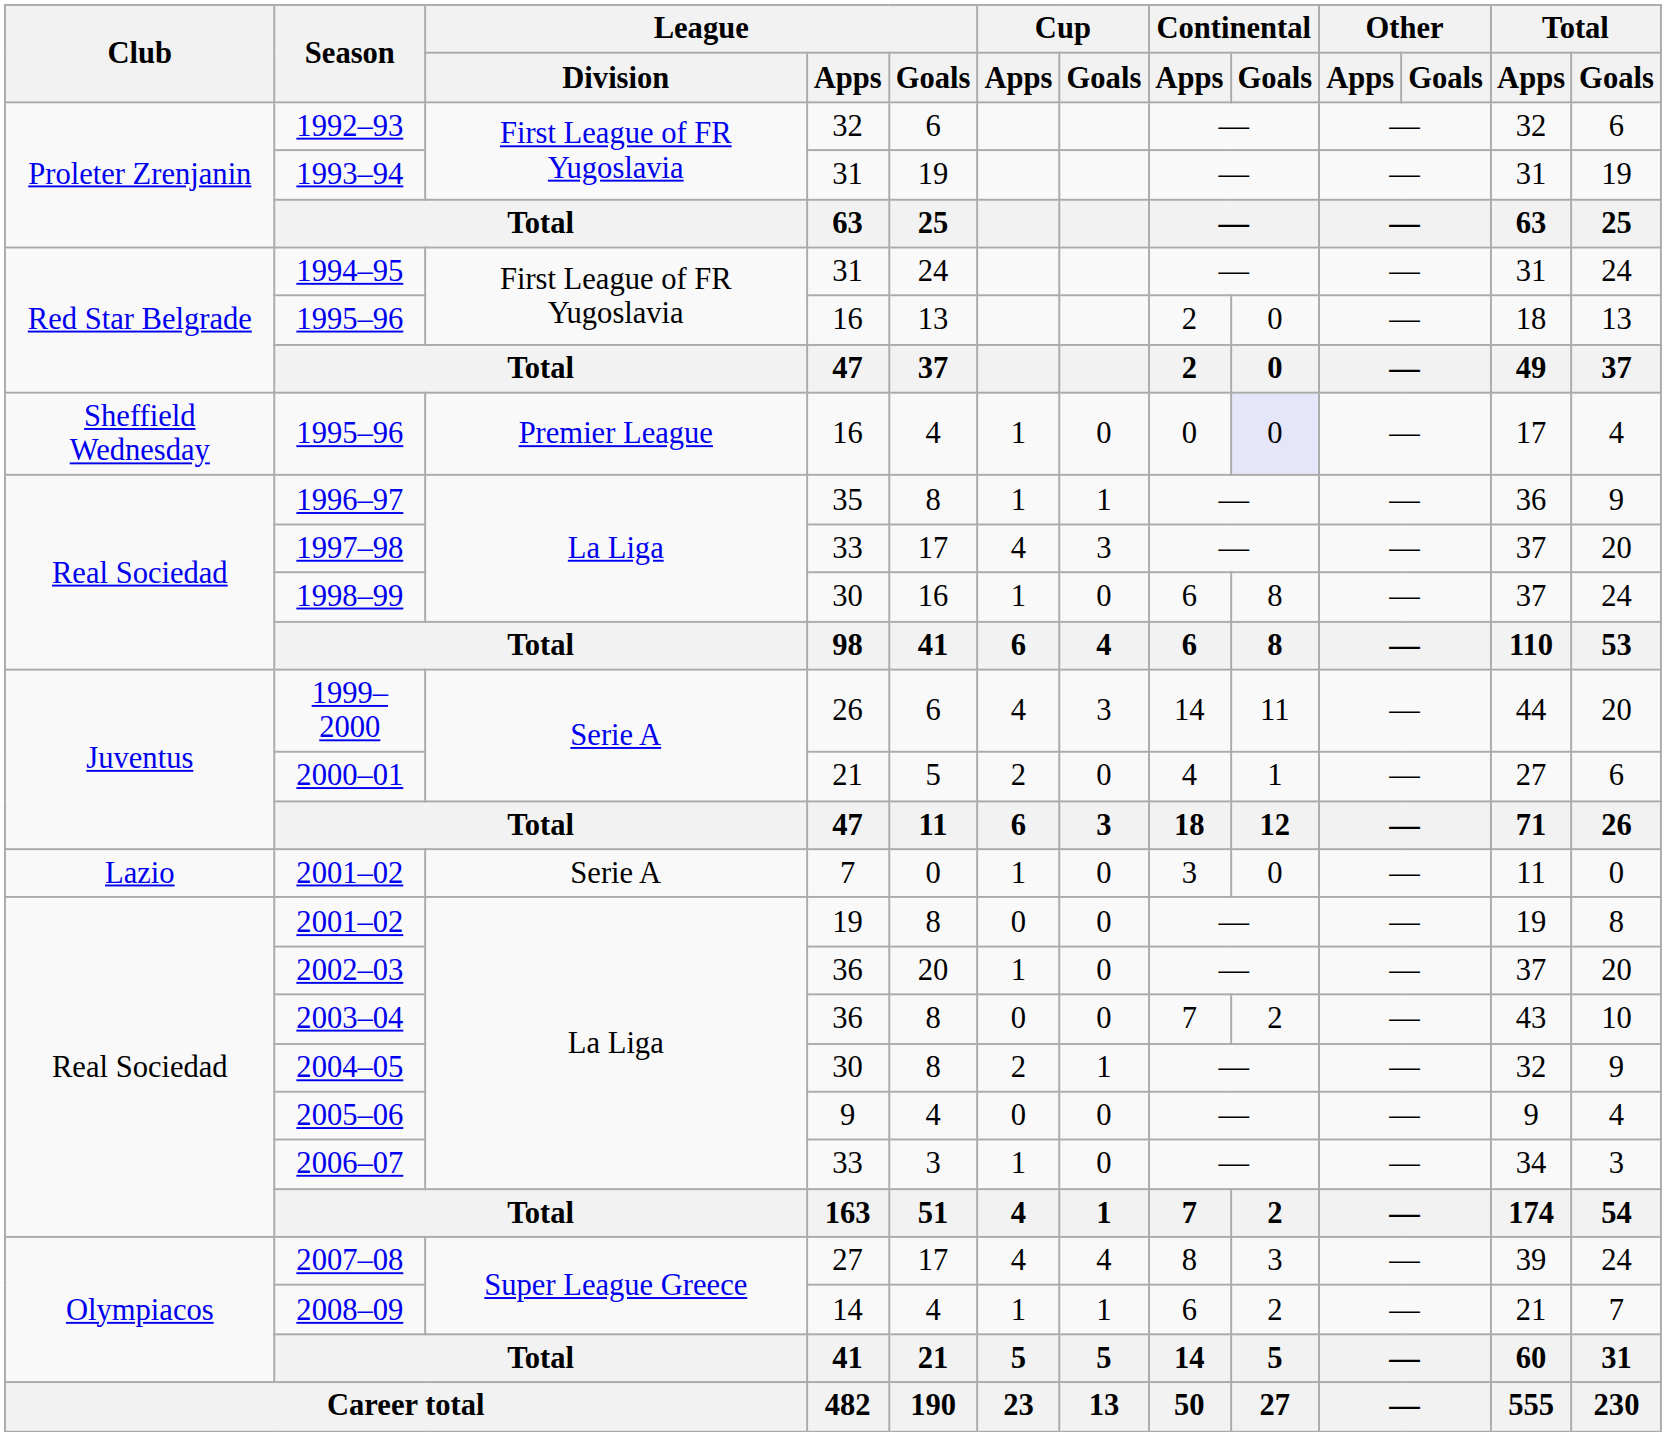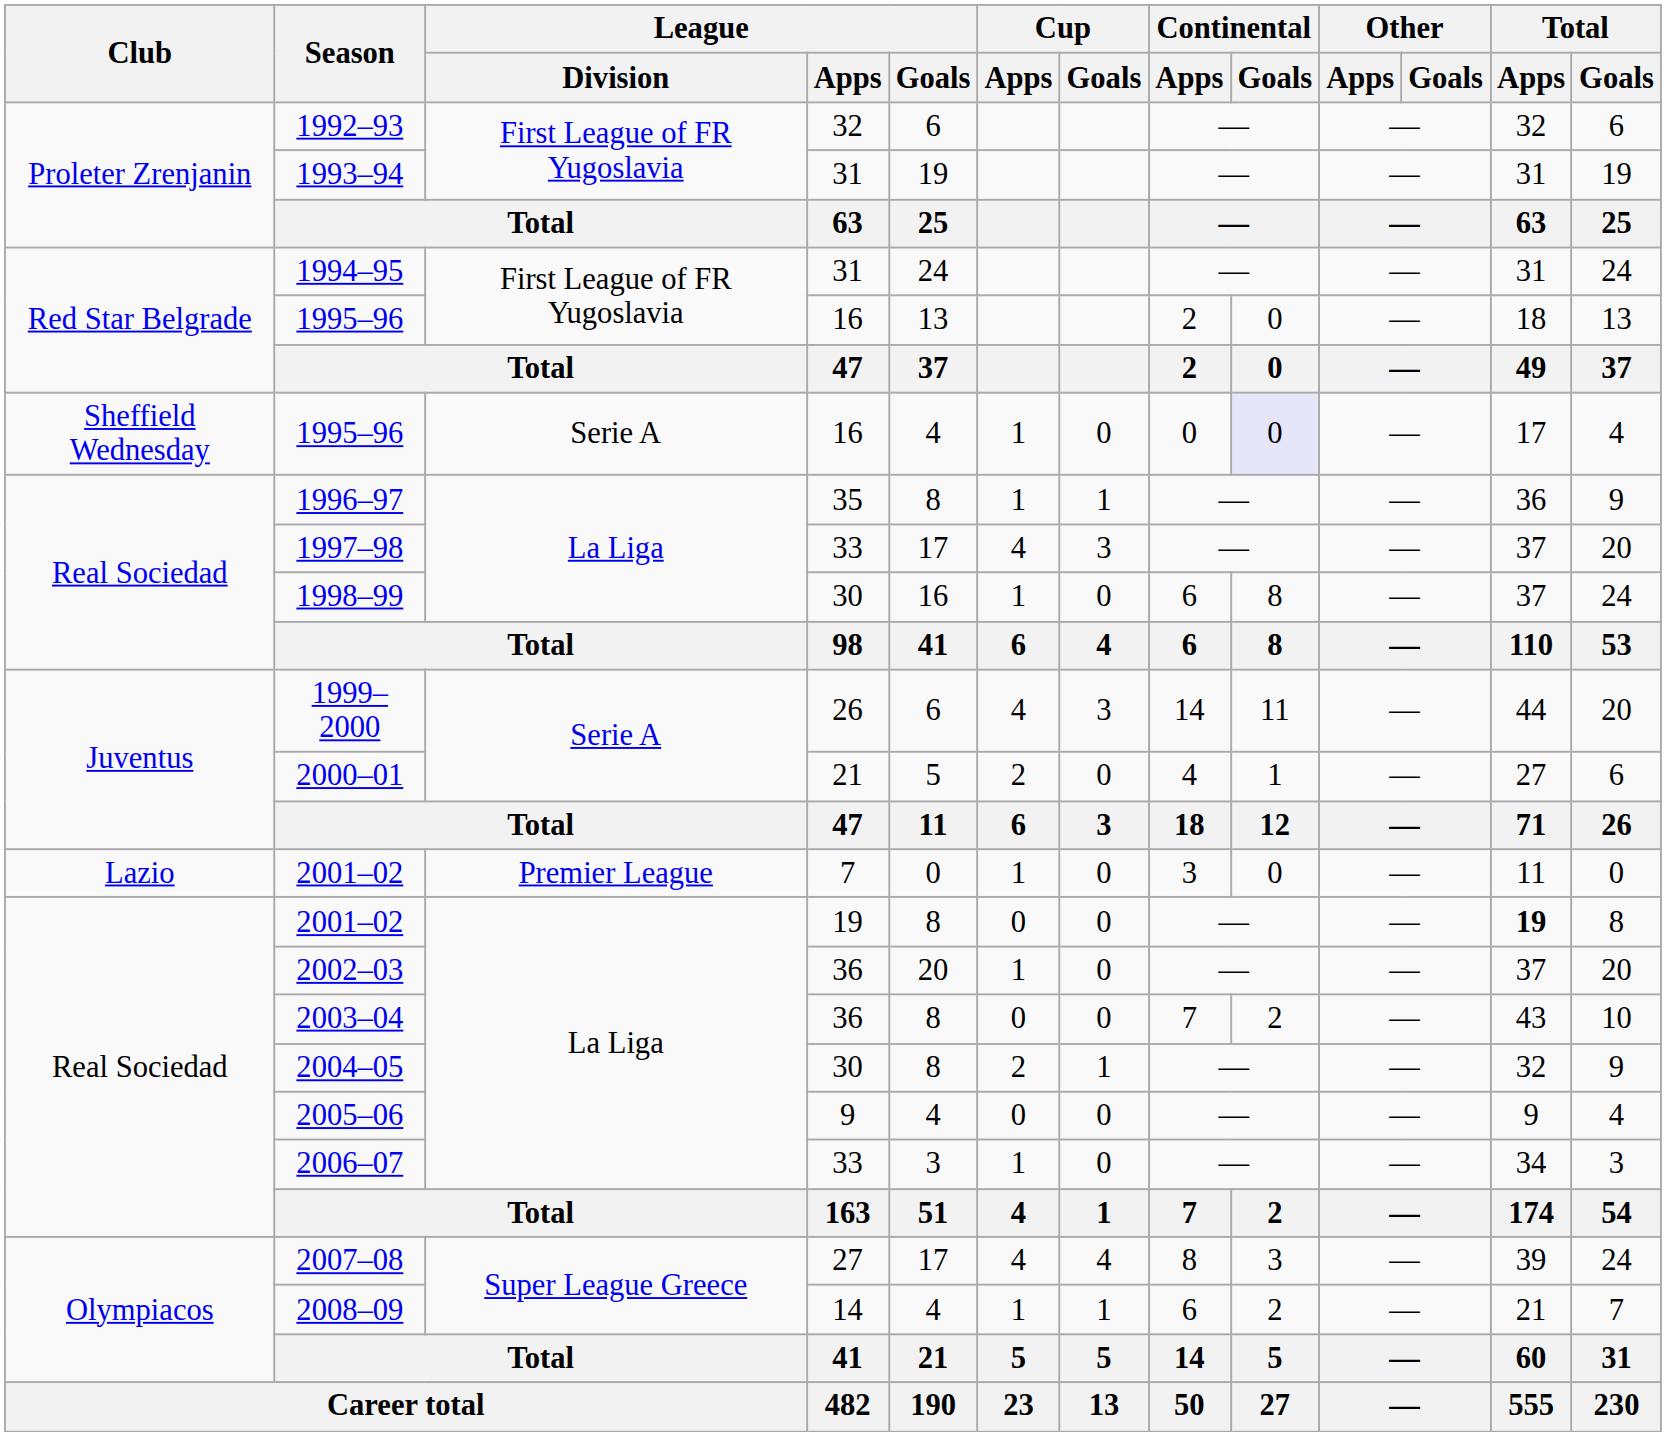(616, 433) Premier League -> (616, 433) Serie A
(616, 872) Serie A -> (616, 872) Premier League
(1531, 921) normal -> (1531, 921) bold
